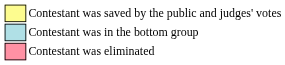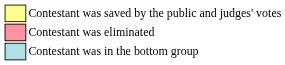rows swapped: (113, 32) <-> (91, 51)
